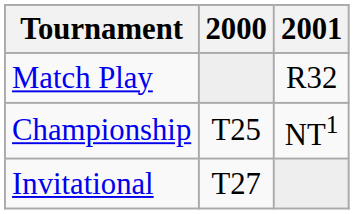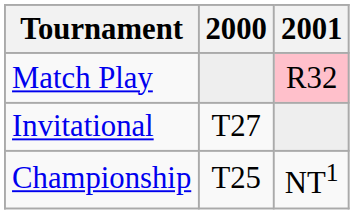(312, 77) no background -> (312, 77) pink background
rows swapped: (102, 130) <-> (83, 183)
